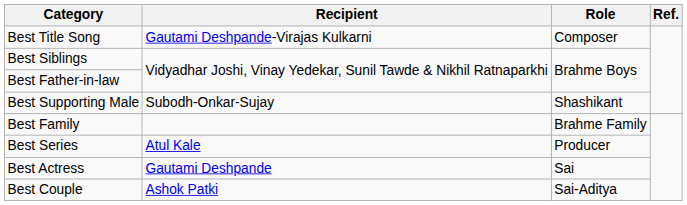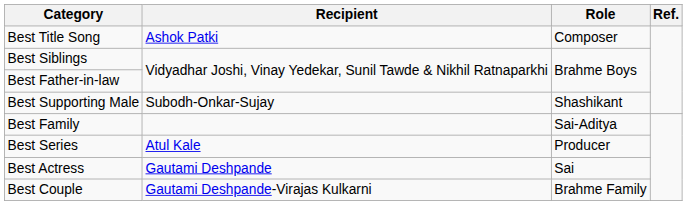(259, 37) Gautami Deshpande-Virajas Kulkarni -> (182, 37) Ashok Patki
(600, 124) Brahme Family -> (586, 124) Sai-Aditya
(182, 189) Ashok Patki -> (259, 189) Gautami Deshpande-Virajas Kulkarni
(586, 189) Sai-Aditya -> (600, 189) Brahme Family
